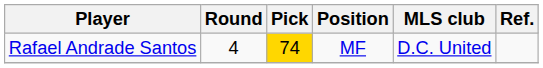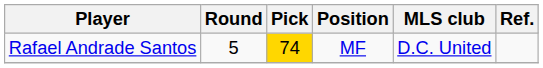(234, 47) 4 -> (234, 47) 5
